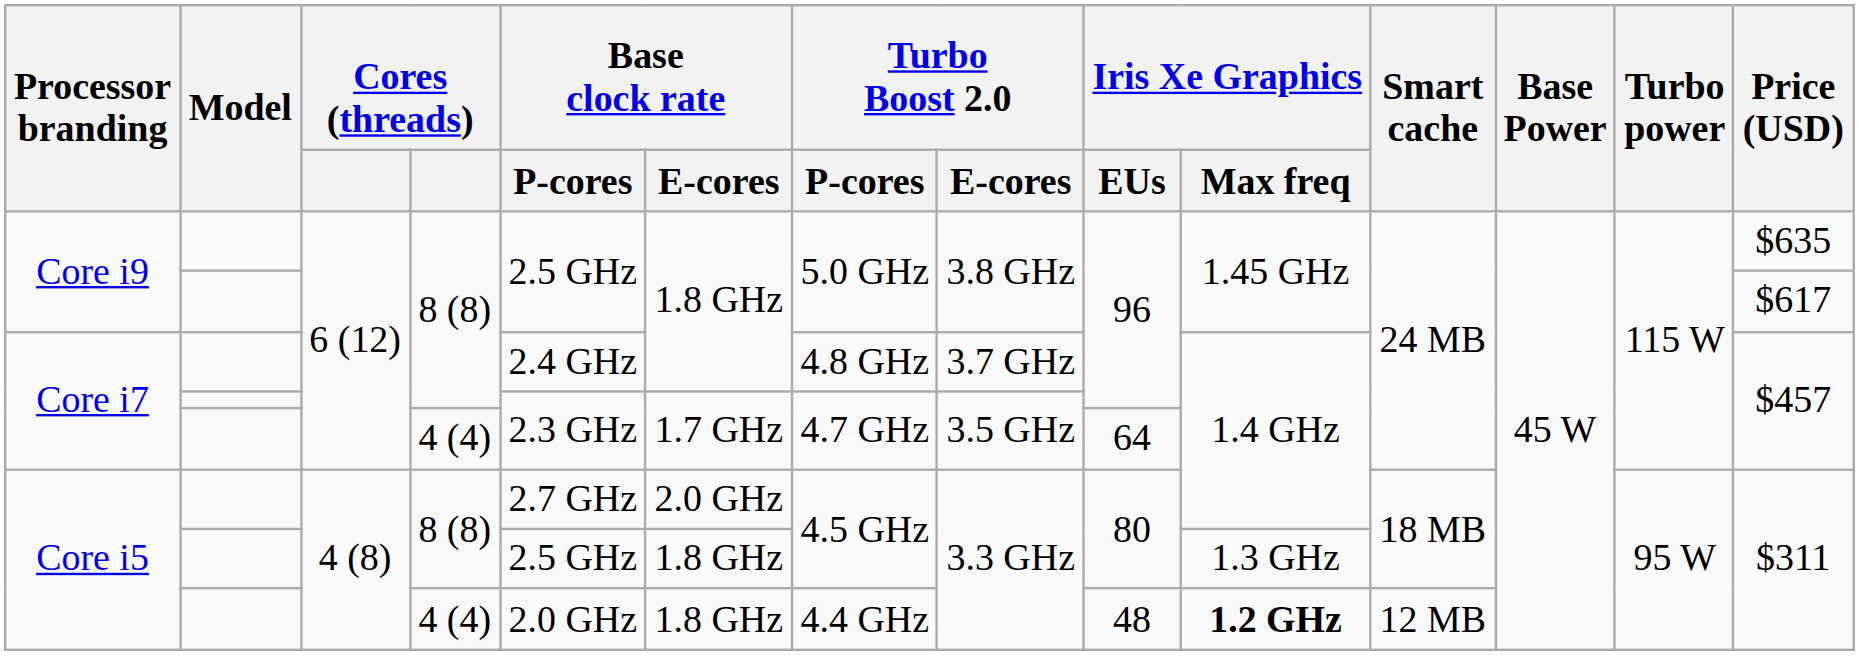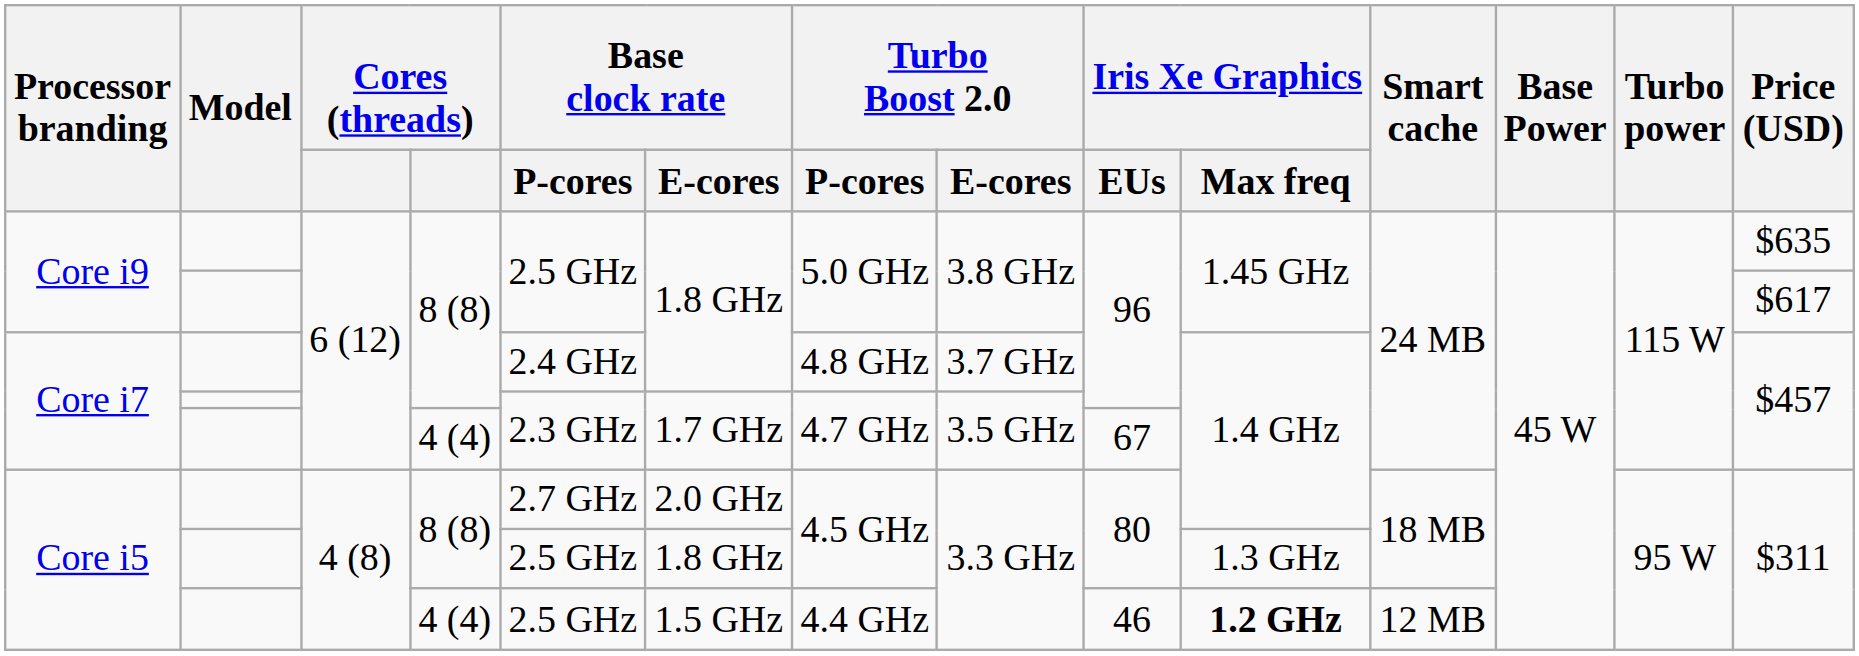(1132, 438) 64 -> (1132, 438) 67
(573, 618) 2.0 GHz -> (573, 618) 2.5 GHz
(719, 618) 1.8 GHz -> (719, 618) 1.5 GHz
(1132, 618) 48 -> (1132, 618) 46
